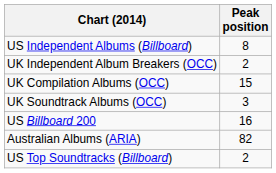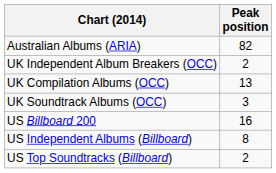rows swapped: (74, 139) <-> (100, 45)
(246, 83) 15 -> (246, 83) 13
